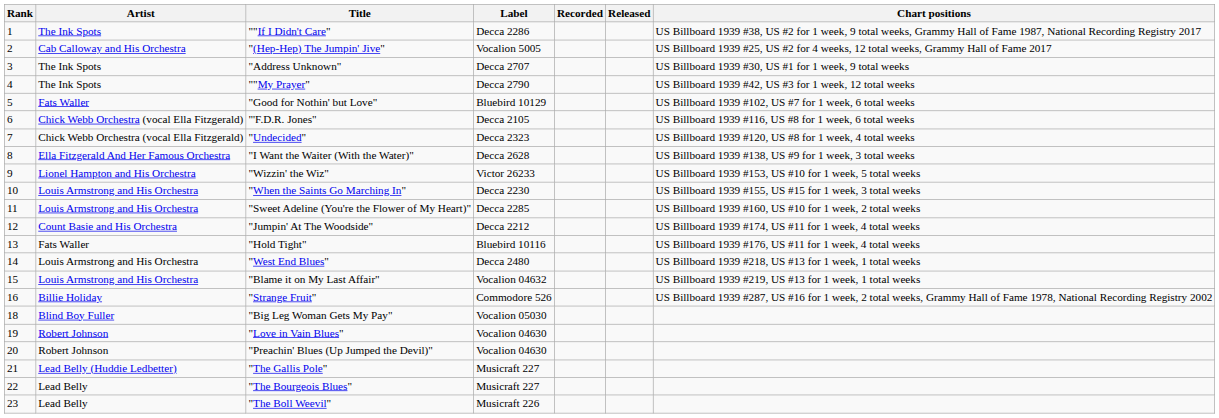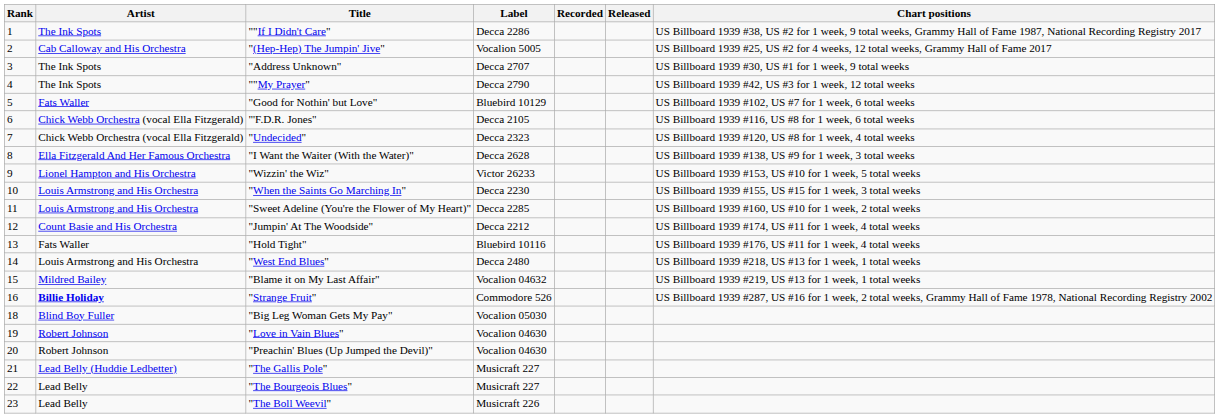(118, 279) Louis Armstrong and His Orchestra -> (72, 279) Mildred Bailey
(70, 297) normal -> (71, 297) bold
